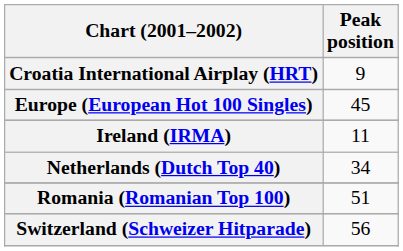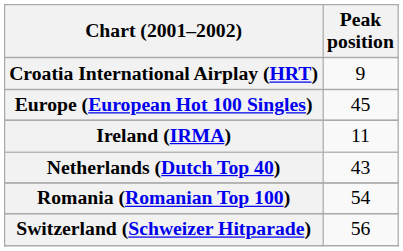(360, 167) 34 -> (360, 167) 43
(360, 198) 51 -> (360, 198) 54
